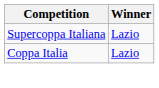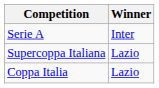+ row: (26, 33)
